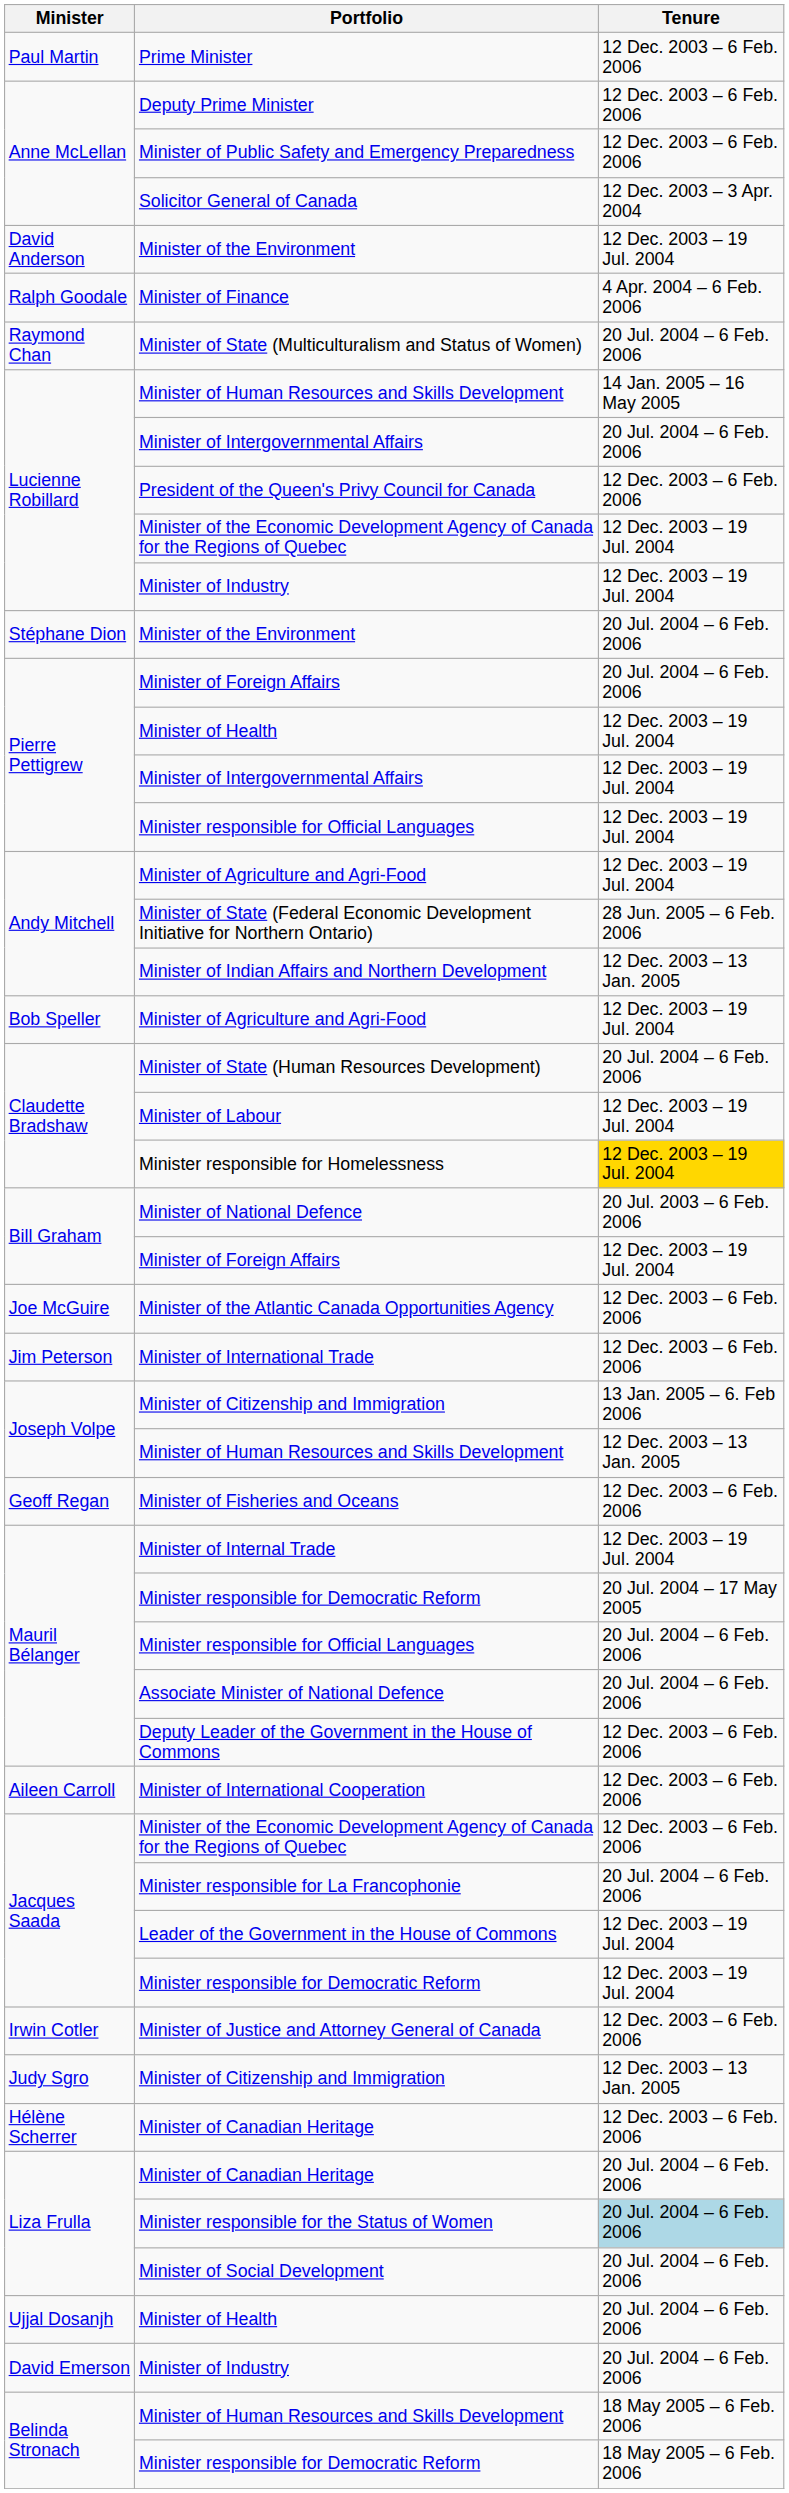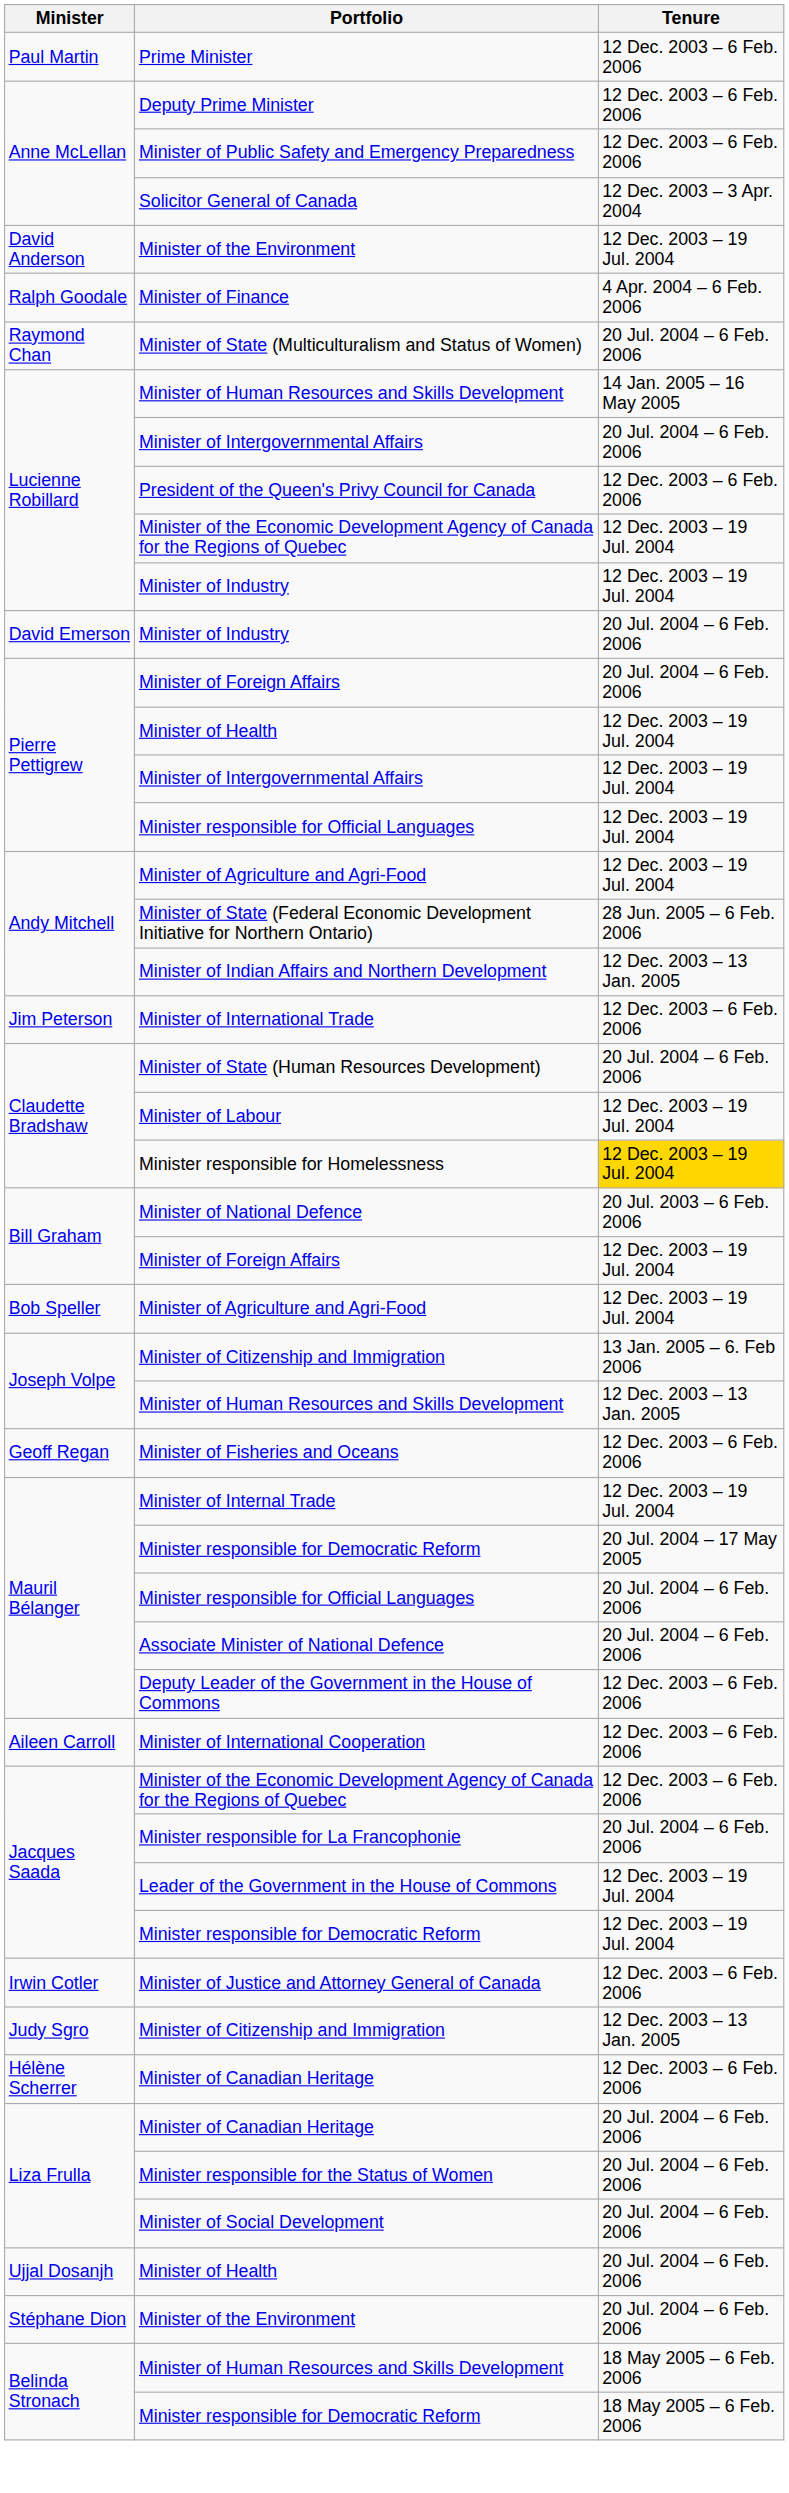rows swapped: (67, 634) <-> (69, 2367)
rows swapped: (60, 1356) <-> (55, 1019)
- row: (59, 1308)
(686, 2223) lightblue background -> (686, 2175) no background
